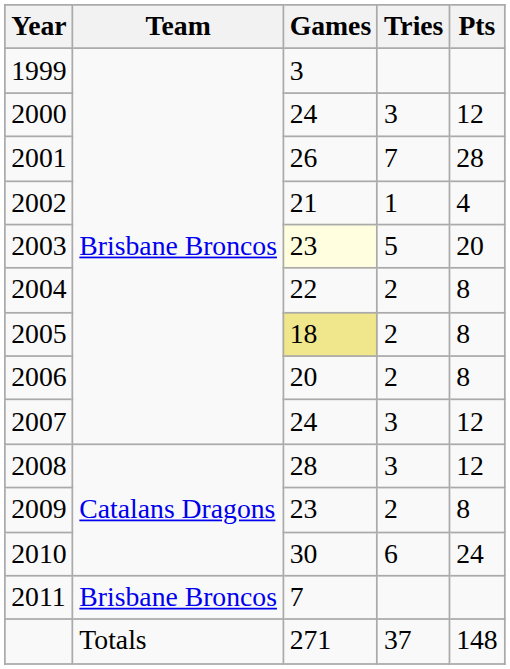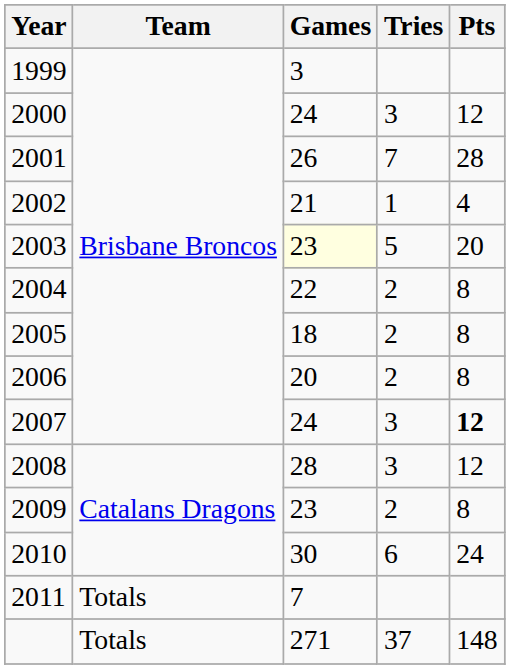(304, 333) khaki background -> (304, 333) no background
(470, 421) normal -> (470, 421) bold
(178, 597) Brisbane Broncos -> (113, 597) Totals
